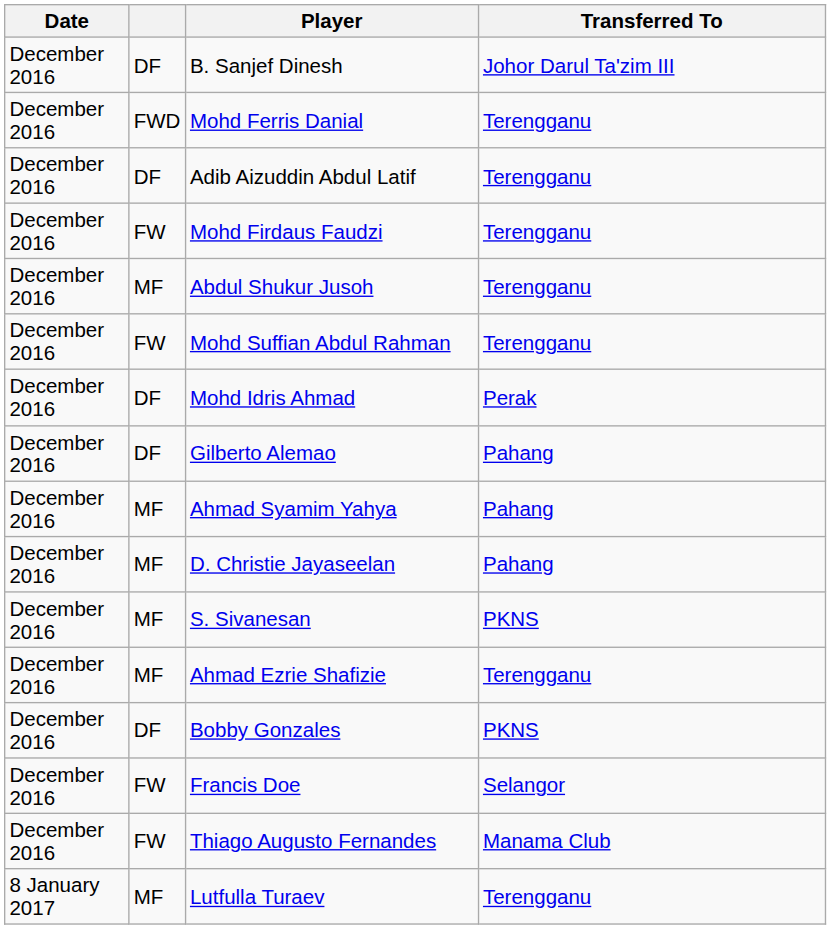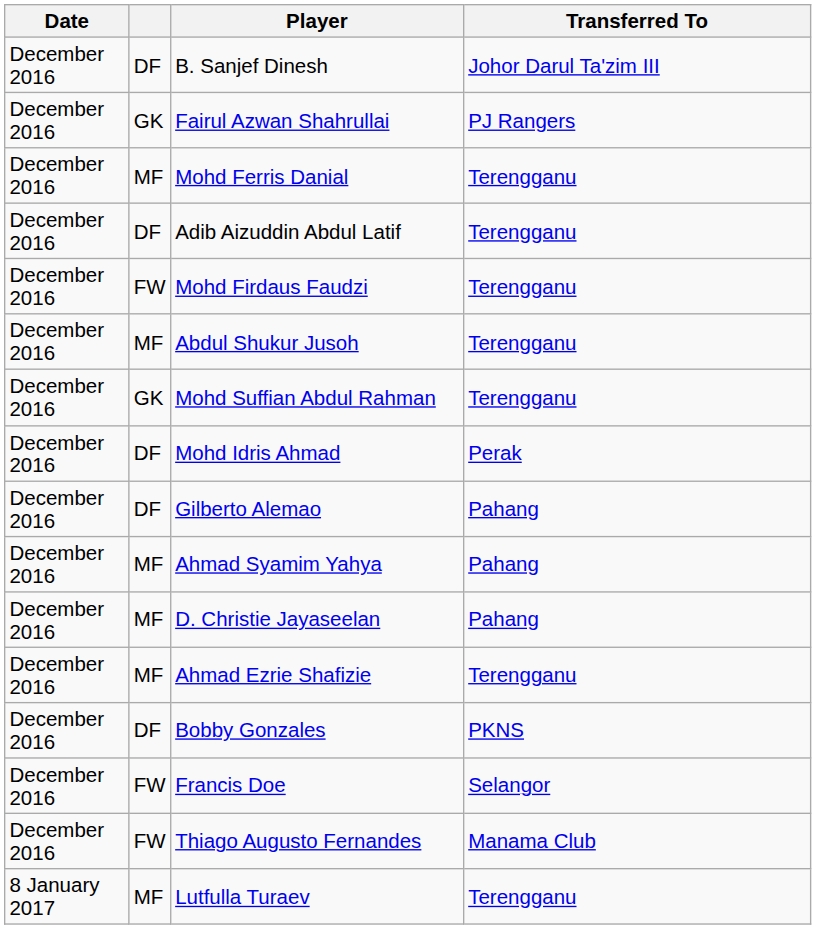+ row: (282, 120)
(157, 120) FWD -> (149, 176) MF
(150, 342) FW -> (149, 398) GK
- row: (250, 619)
